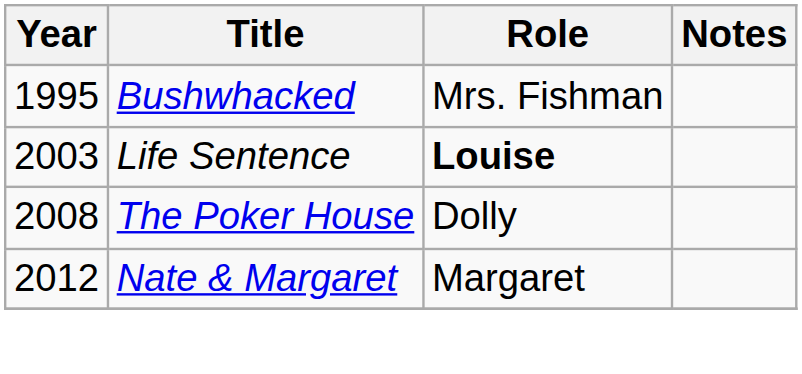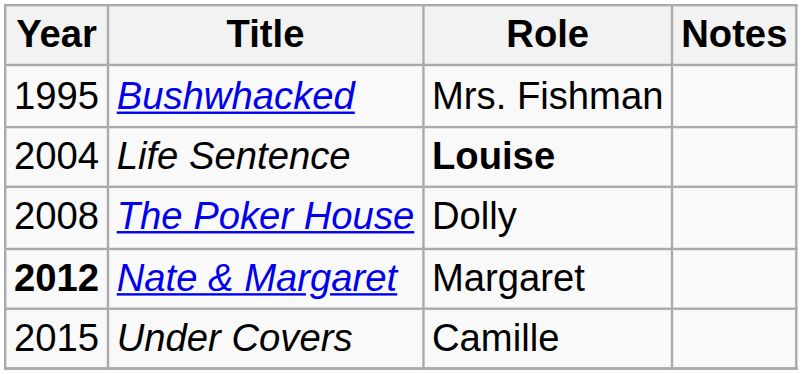(57, 156) 2003 -> (57, 156) 2004
(57, 277) normal -> (57, 277) bold
+ row: (235, 338)
